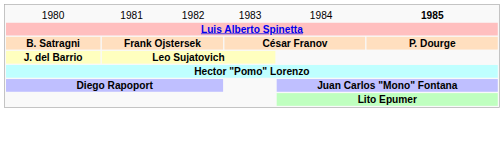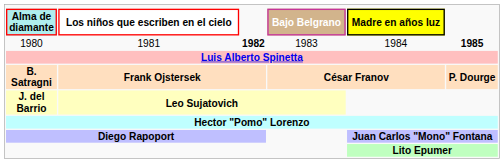+ row: (31, 22)
(193, 15) normal -> (253, 43) bold
